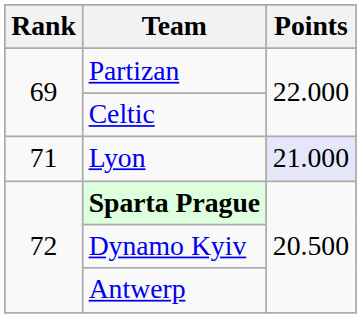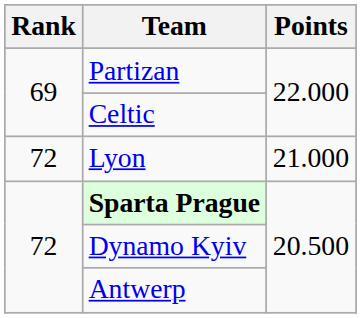(44, 158) 71 -> (44, 158) 72
(311, 158) lavender background -> (311, 158) no background
